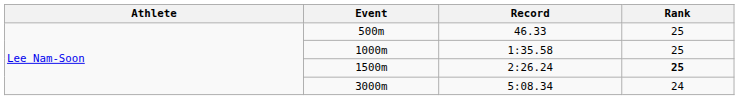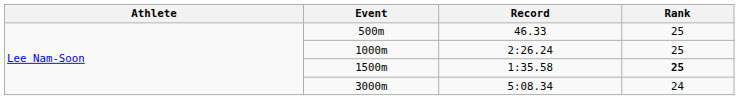(530, 49) 1:35.58 -> (530, 49) 2:26.24
(530, 67) 2:26.24 -> (530, 67) 1:35.58
